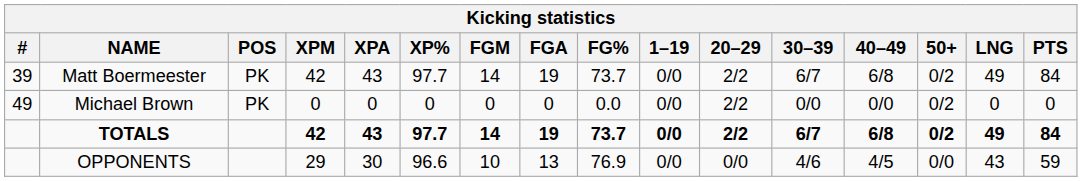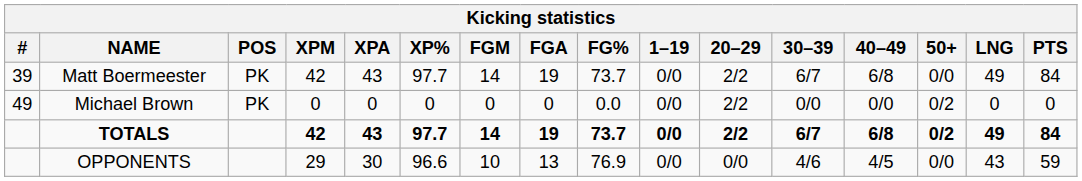(941, 76) 0/2 -> (941, 76) 0/0
